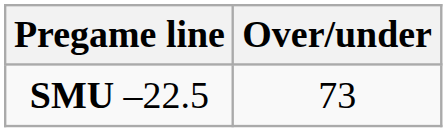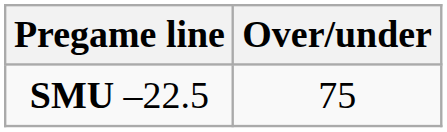(337, 94) 73 -> (337, 94) 75
